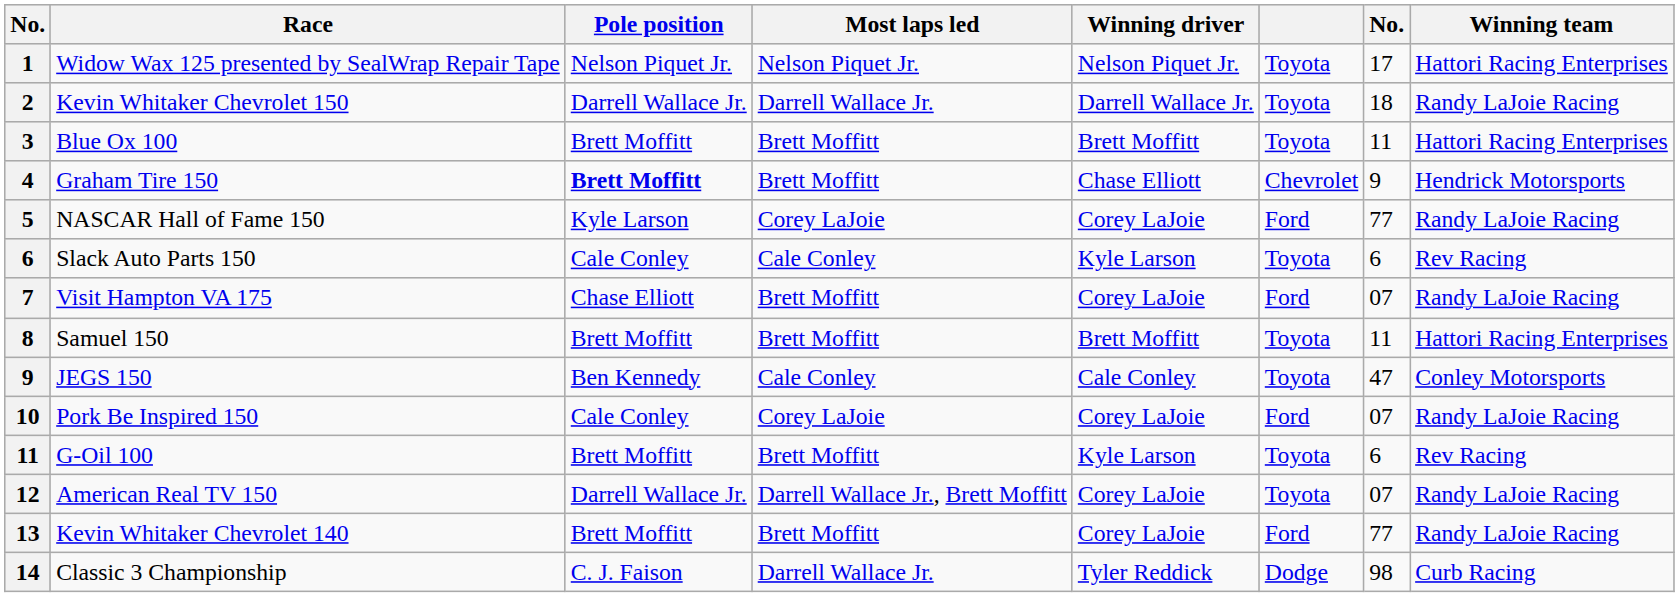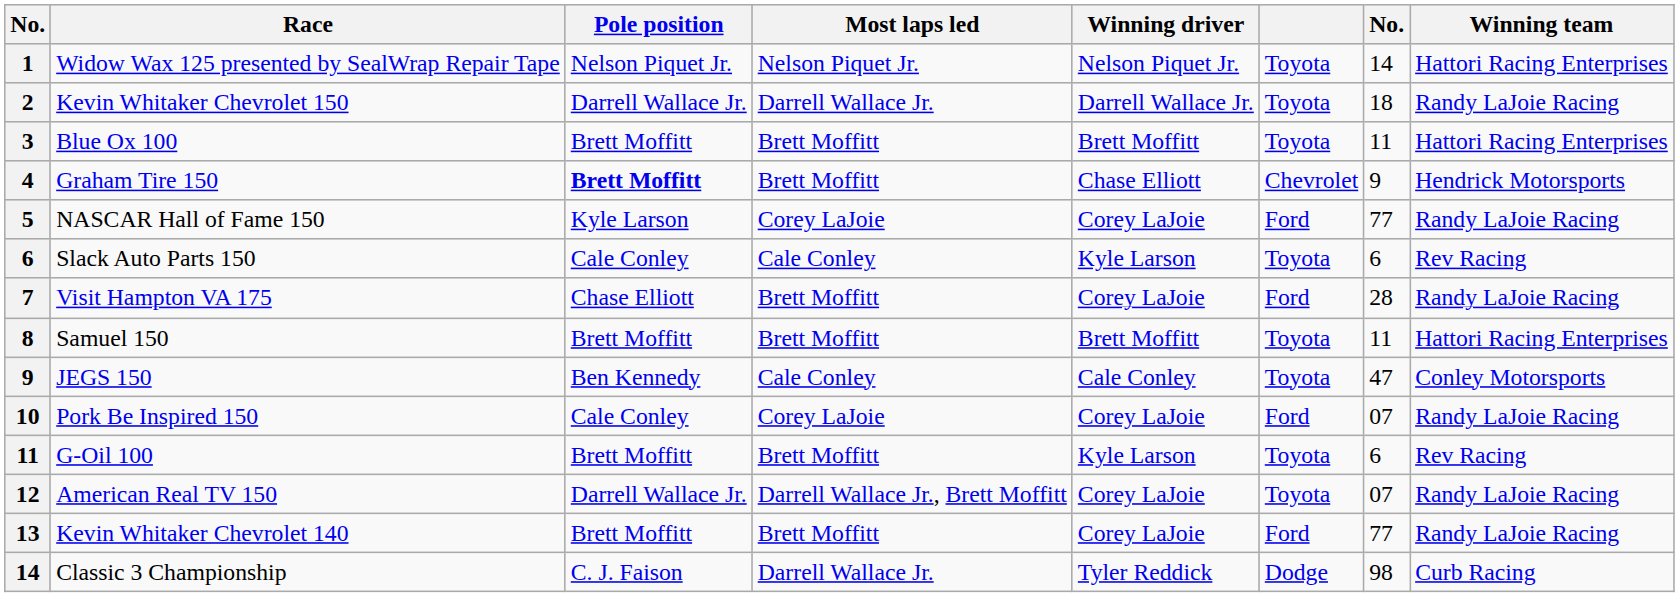(1381, 63) 17 -> (1381, 63) 14
(1381, 297) 07 -> (1381, 297) 28
